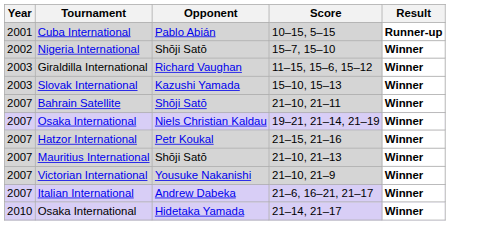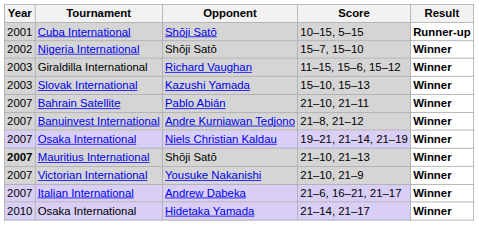(185, 32) Pablo Abián -> (191, 32) Shōji Satō
(181, 104) Shōji Satō -> (195, 104) Pablo Abián
+ row: (99, 122)
- row: (87, 140)
(20, 158) normal -> (20, 158) bold
